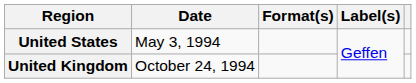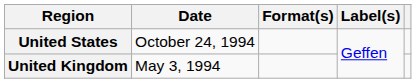(178, 41) May 3, 1994 -> (195, 41) October 24, 1994
(195, 66) October 24, 1994 -> (178, 66) May 3, 1994
